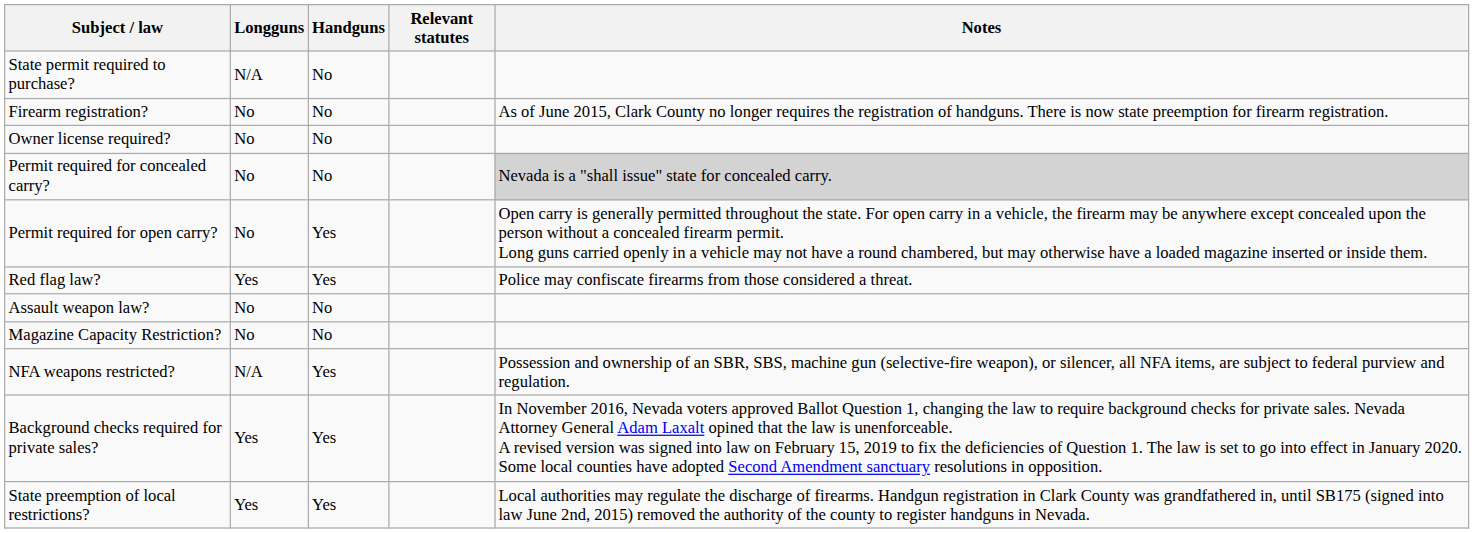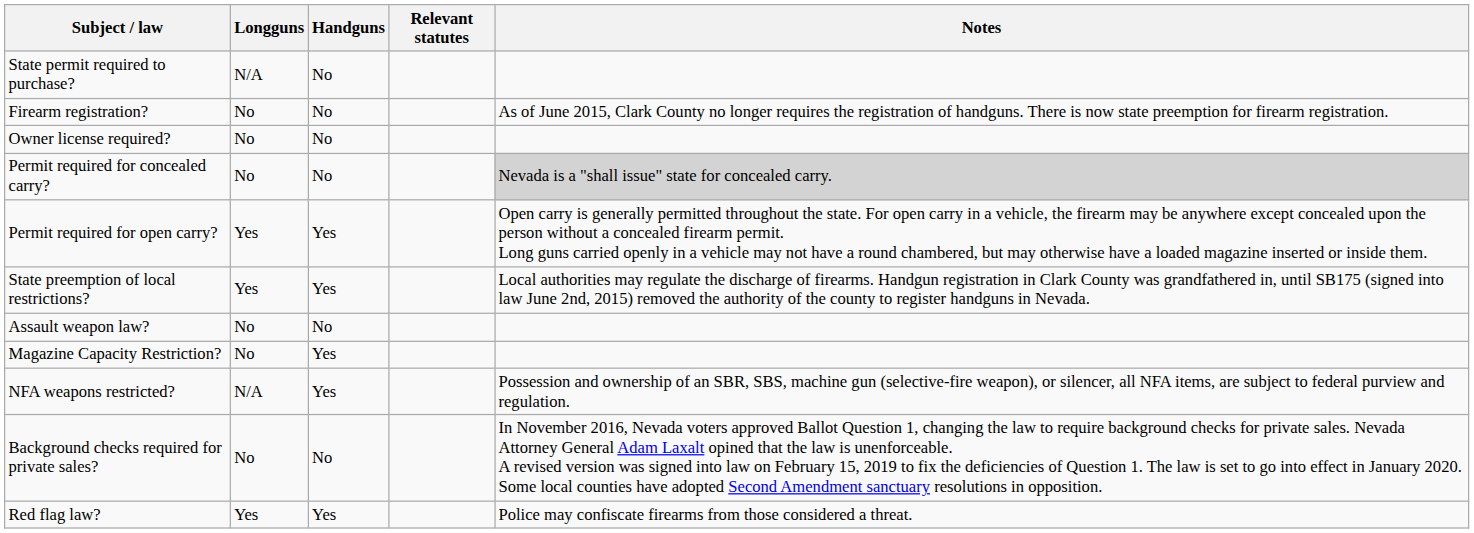(244, 232) No -> (246, 232) Yes
rows swapped: (92, 504) <-> (55, 279)
(322, 334) No -> (324, 353) Yes
(246, 437) Yes -> (244, 457) No
(324, 437) Yes -> (322, 457) No
